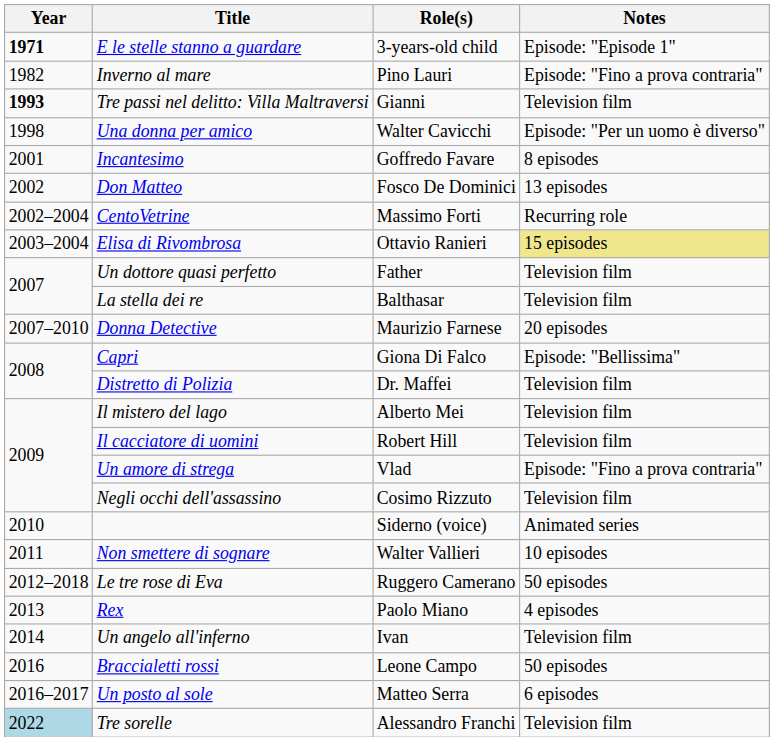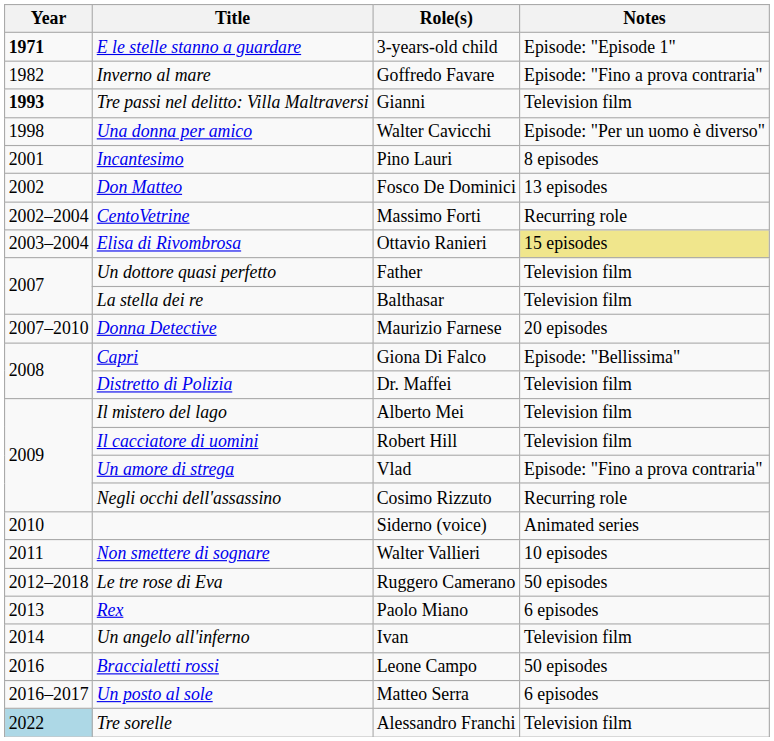(414, 74) Pino Lauri -> (436, 74) Goffredo Favare
(436, 159) Goffredo Favare -> (414, 159) Pino Lauri
(578, 497) Television film -> (576, 497) Recurring role
(561, 610) 4 episodes -> (561, 610) 6 episodes
